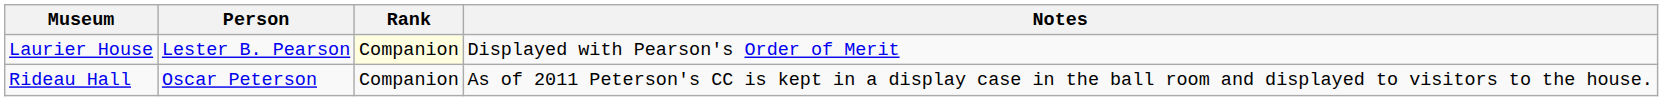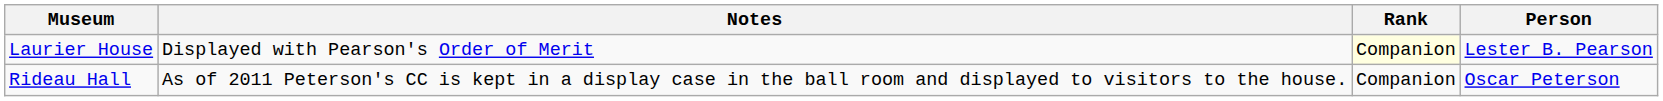columns swapped: (256, 20) <-> (1060, 20)
